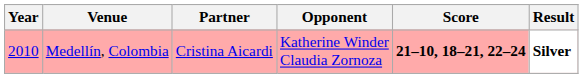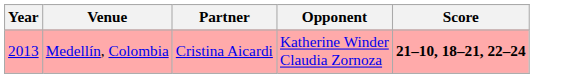- column: (554, 17)
(23, 51) 2010 -> (23, 51) 2013
